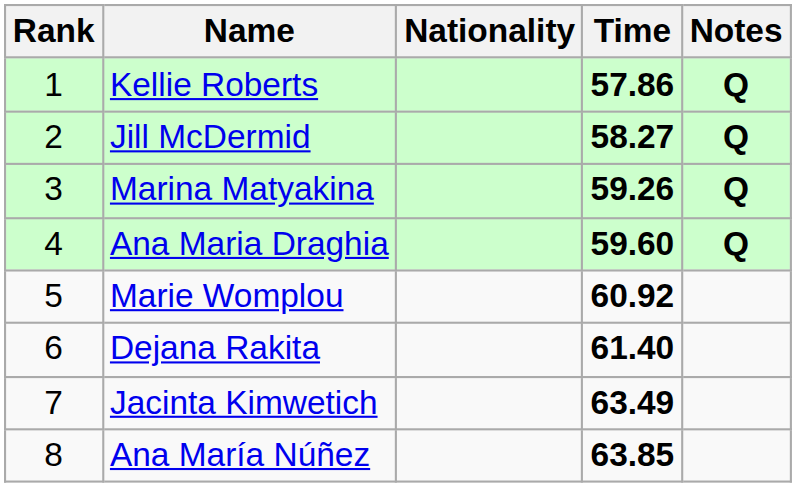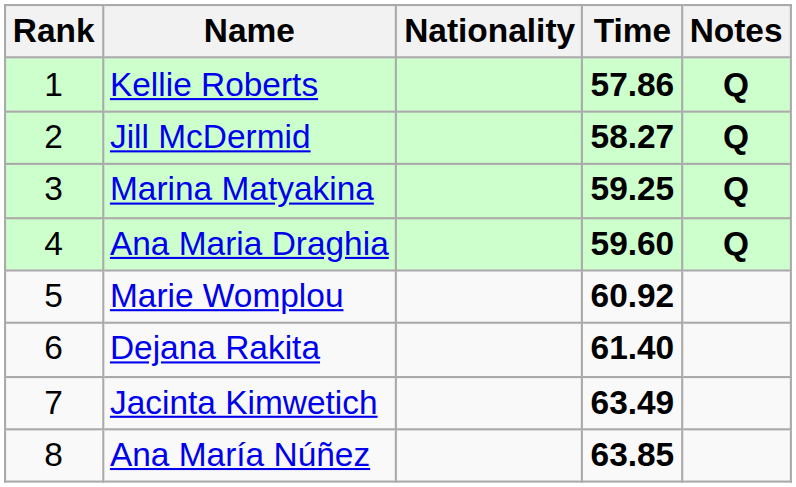(632, 190) 59.26 -> (632, 190) 59.25
